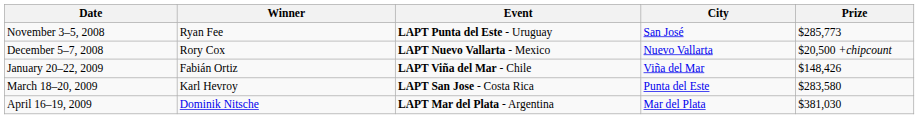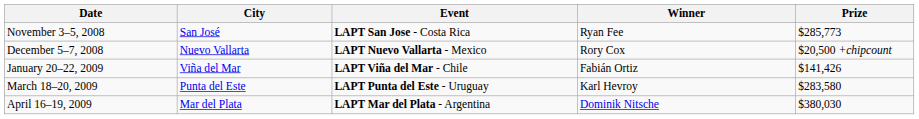columns swapped: (718, 13) <-> (286, 13)
(475, 31) LAPT Punta del Este - Uruguay -> (402, 31) LAPT San Jose - Costa Rica
(820, 68) $148,426 -> (820, 68) $141,426
(466, 86) LAPT San Jose - Costa Rica -> (412, 86) LAPT Punta del Este - Uruguay
(820, 104) $381,030 -> (820, 104) $380,030
